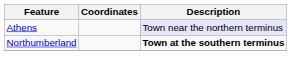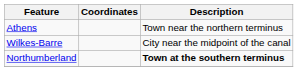(213, 27) lavender background -> (213, 27) no background
+ row: (34, 43)
